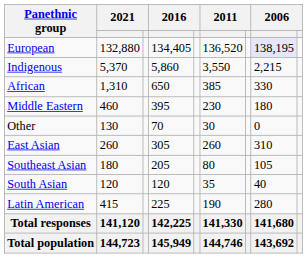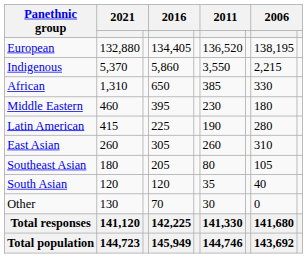(274, 47) lavender background -> (274, 47) no background
rows swapped: (46, 203) <-> (21, 125)
